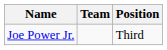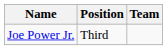columns swapped: (95, 14) <-> (138, 14)
